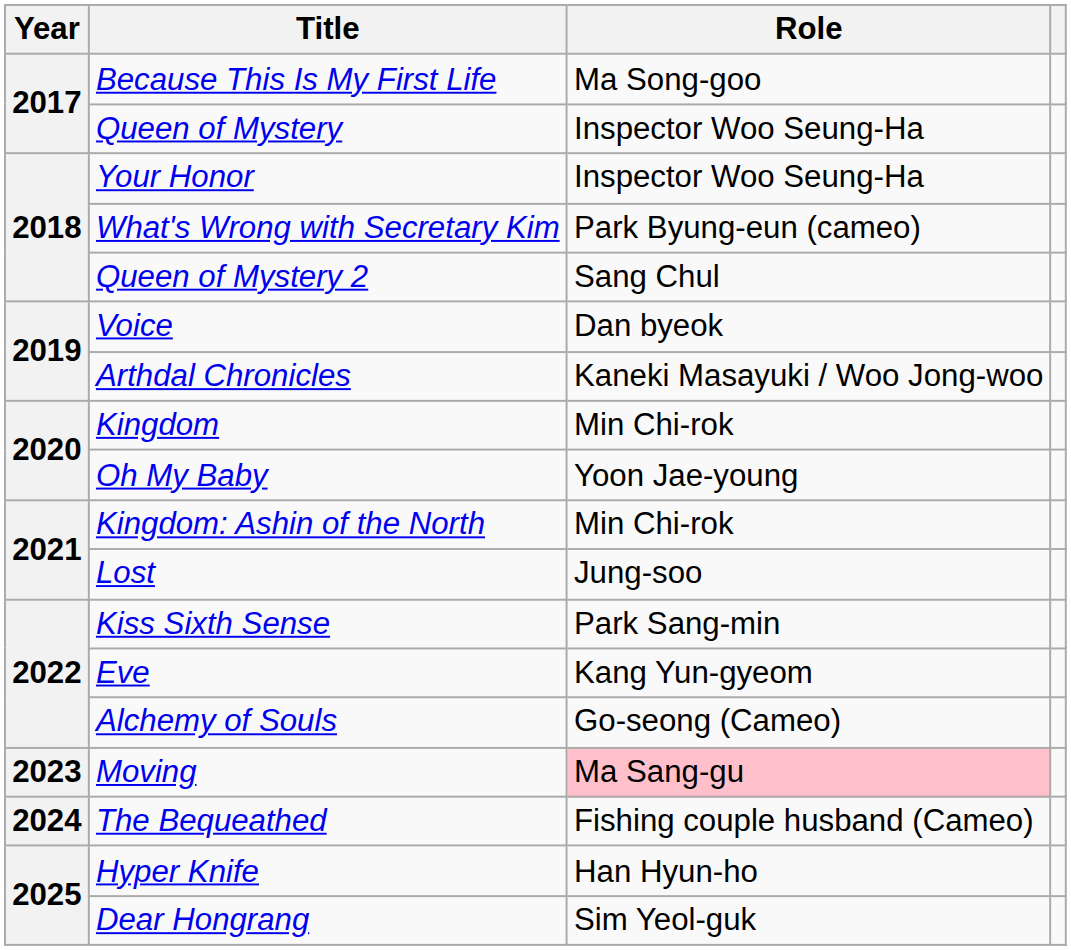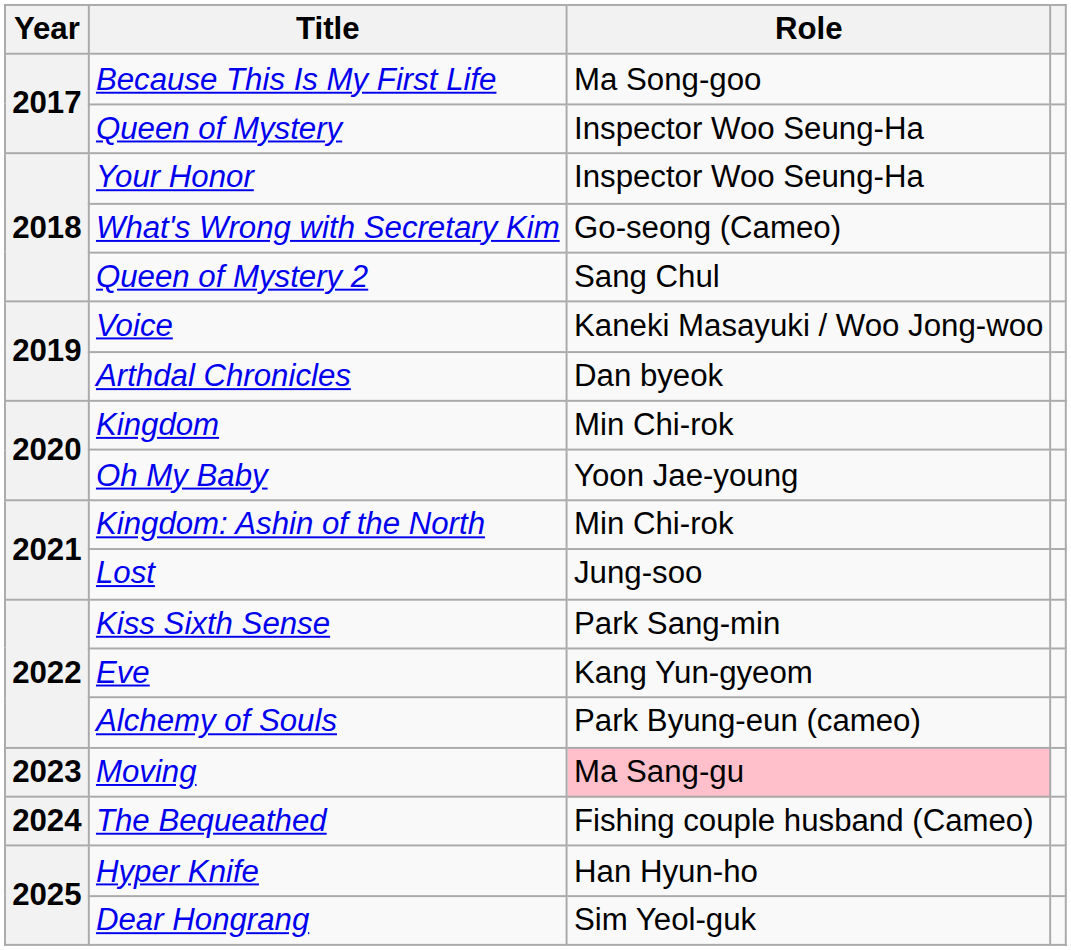(747, 227) Park Byung-eun (cameo) -> (708, 227) Go-seong (Cameo)
(649, 326) Dan byeok -> (809, 326) Kaneki Masayuki / Woo Jong-woo
(809, 375) Kaneki Masayuki / Woo Jong-woo -> (649, 375) Dan byeok
(708, 721) Go-seong (Cameo) -> (747, 721) Park Byung-eun (cameo)
